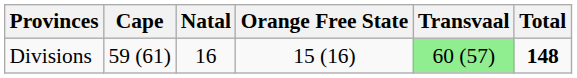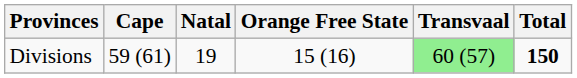(206, 55) 16 -> (206, 55) 19
(543, 55) 148 -> (543, 55) 150
